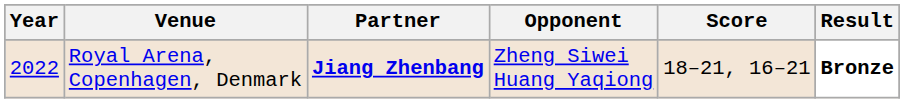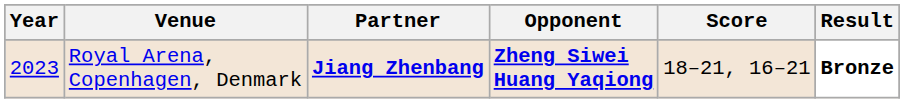(34, 68) 2022 -> (34, 68) 2023
(573, 68) normal -> (573, 68) bold
